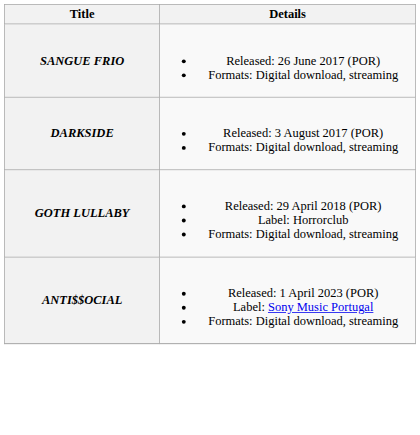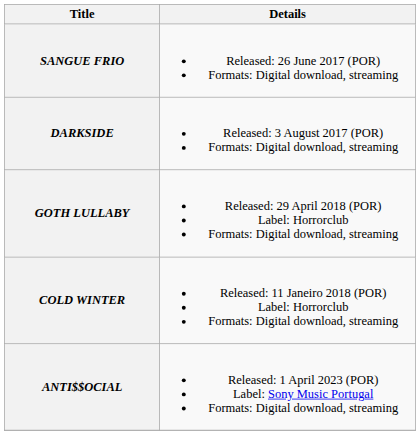+ row: (82, 300)
